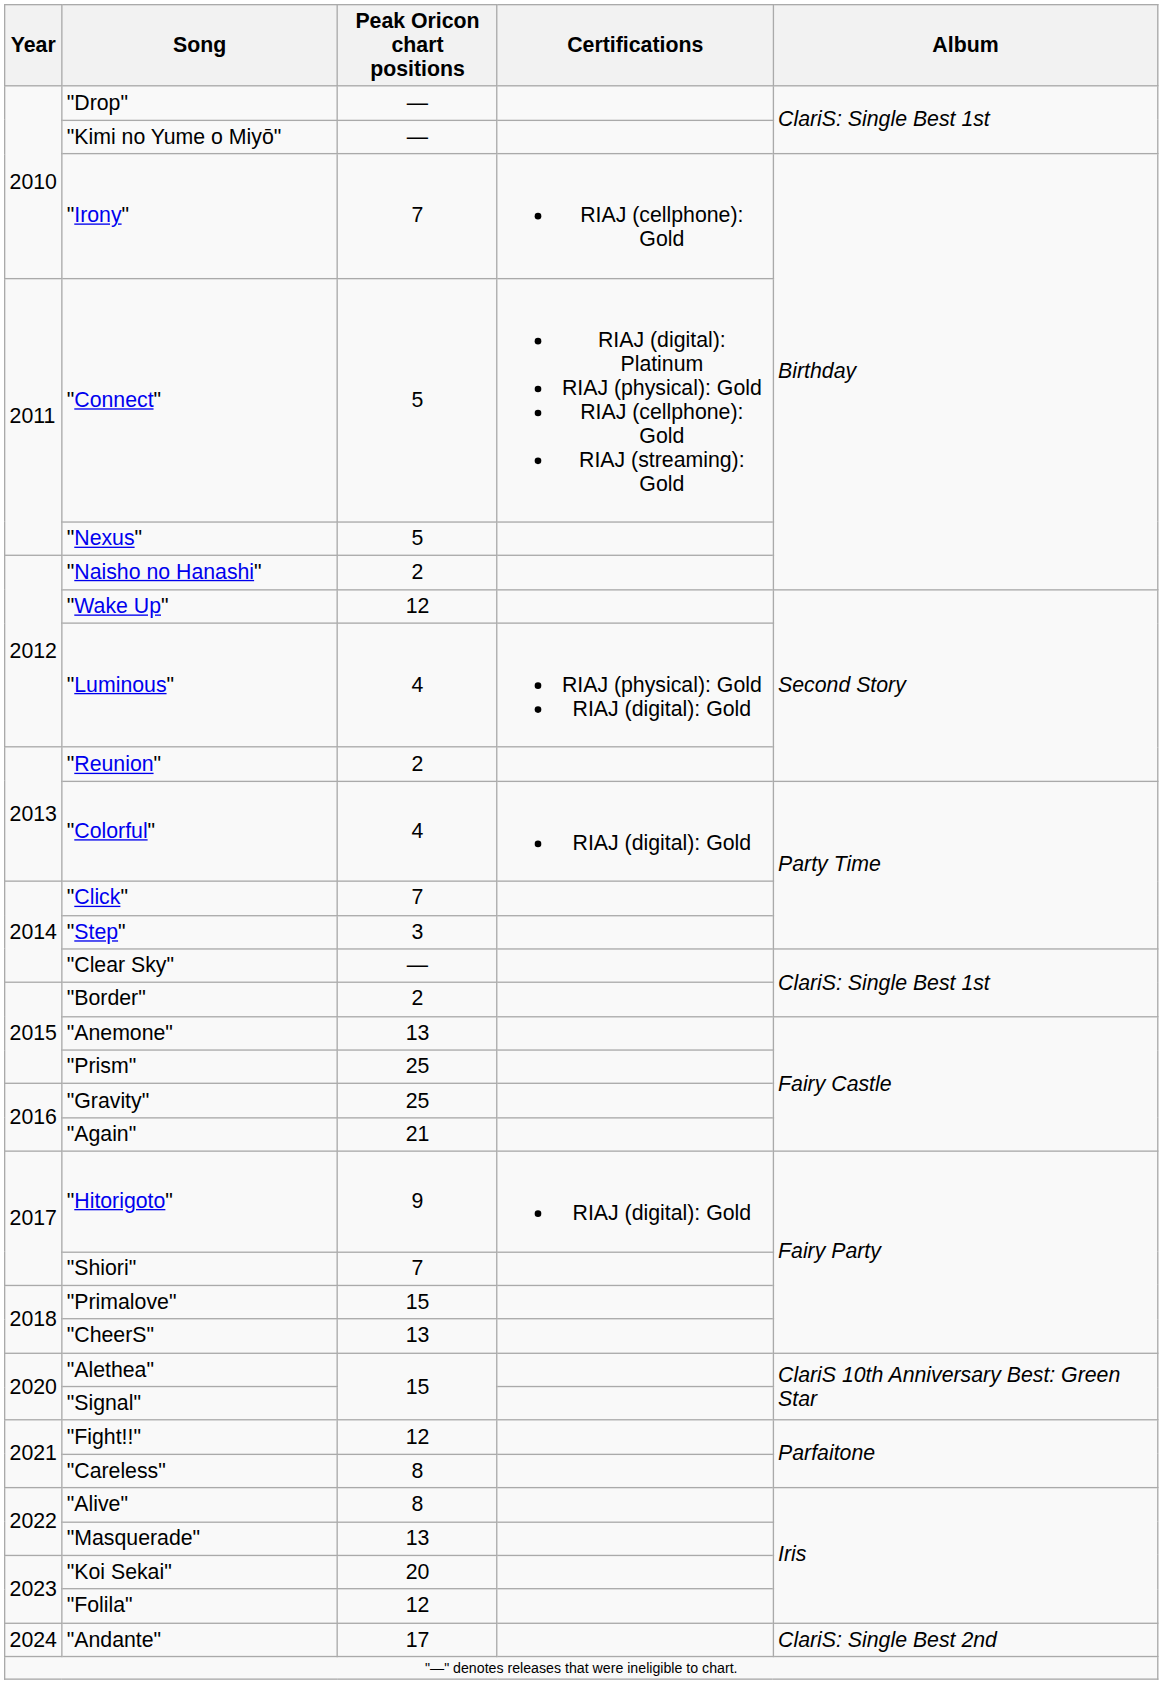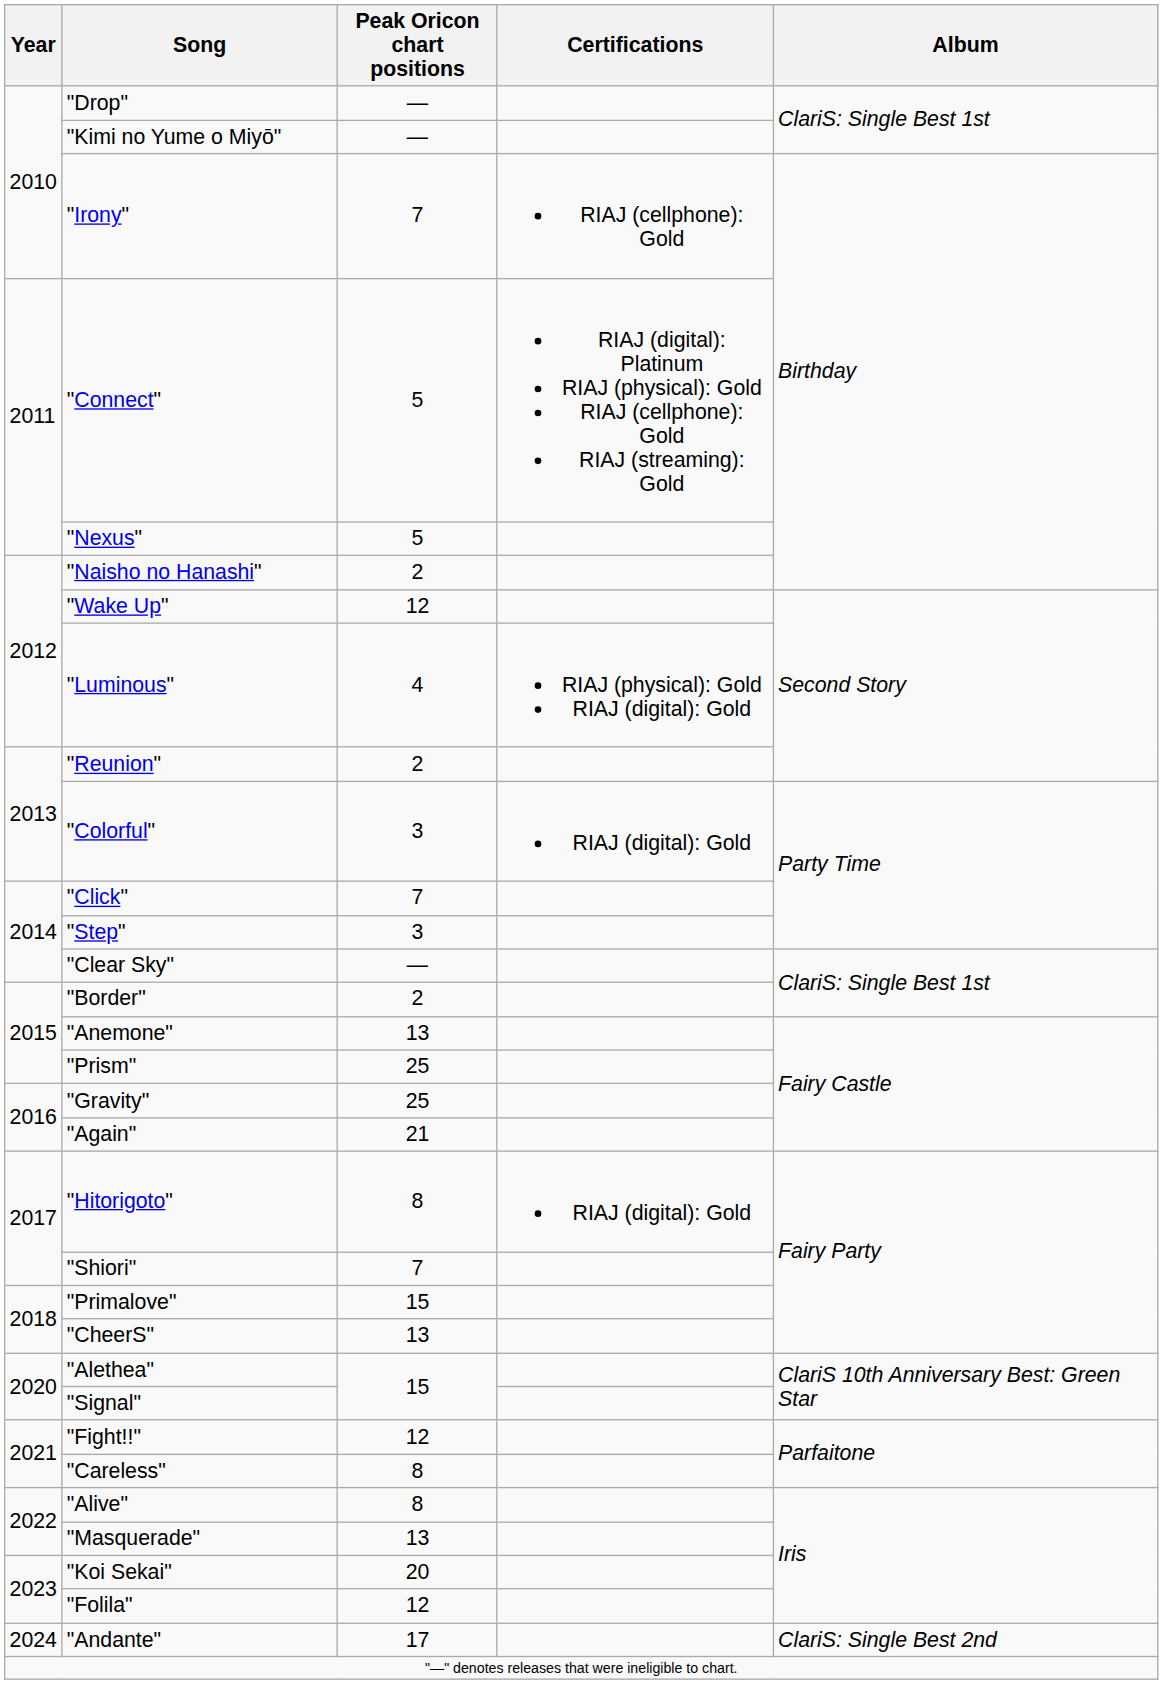(417, 831) 4 -> (417, 831) 3
(417, 1201) 9 -> (417, 1201) 8
